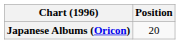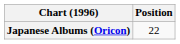(154, 30) 20 -> (154, 30) 22
